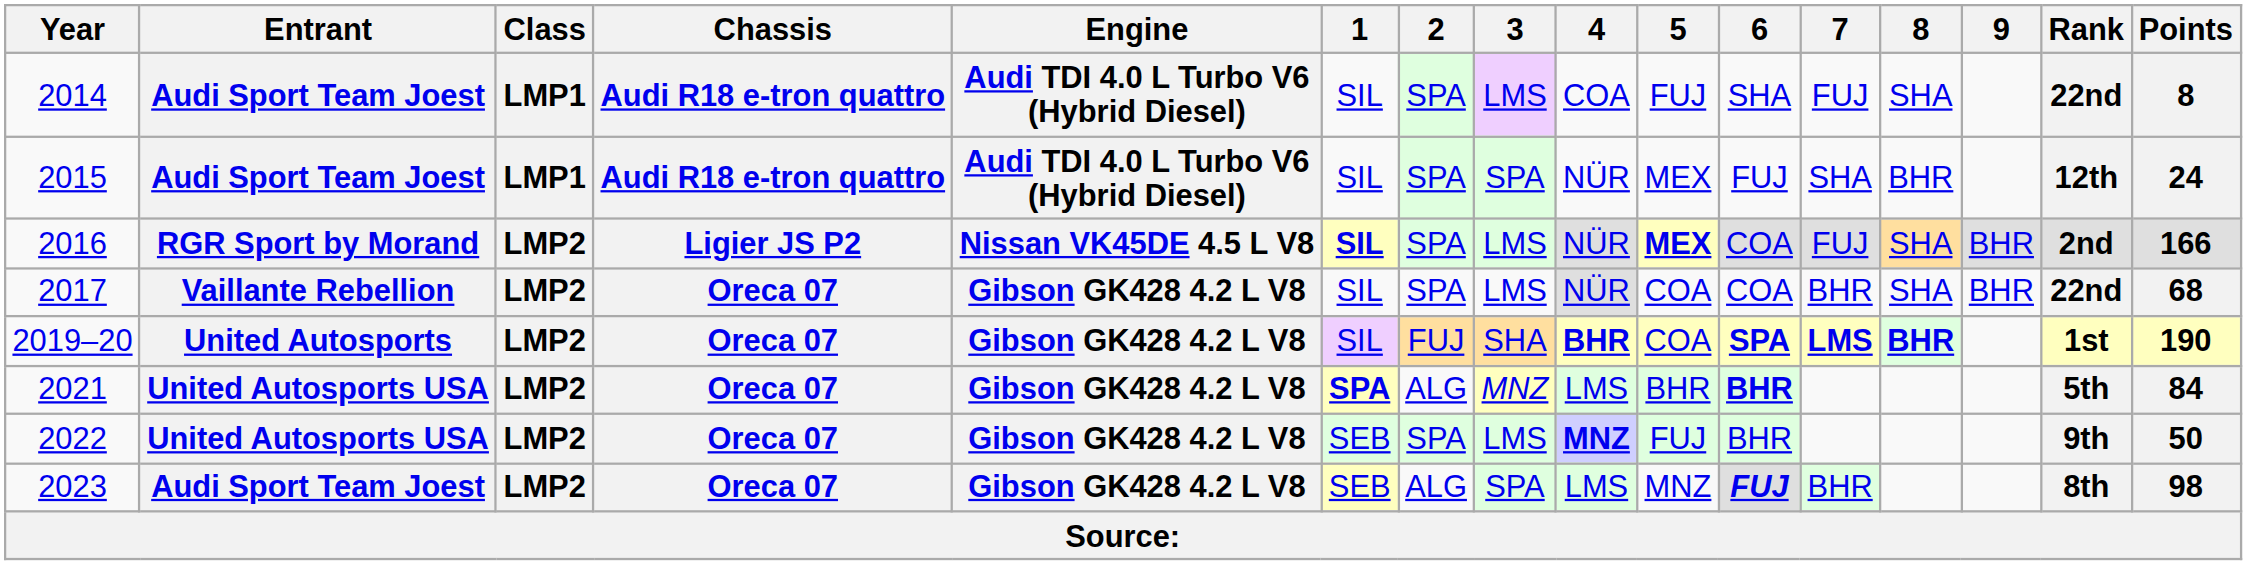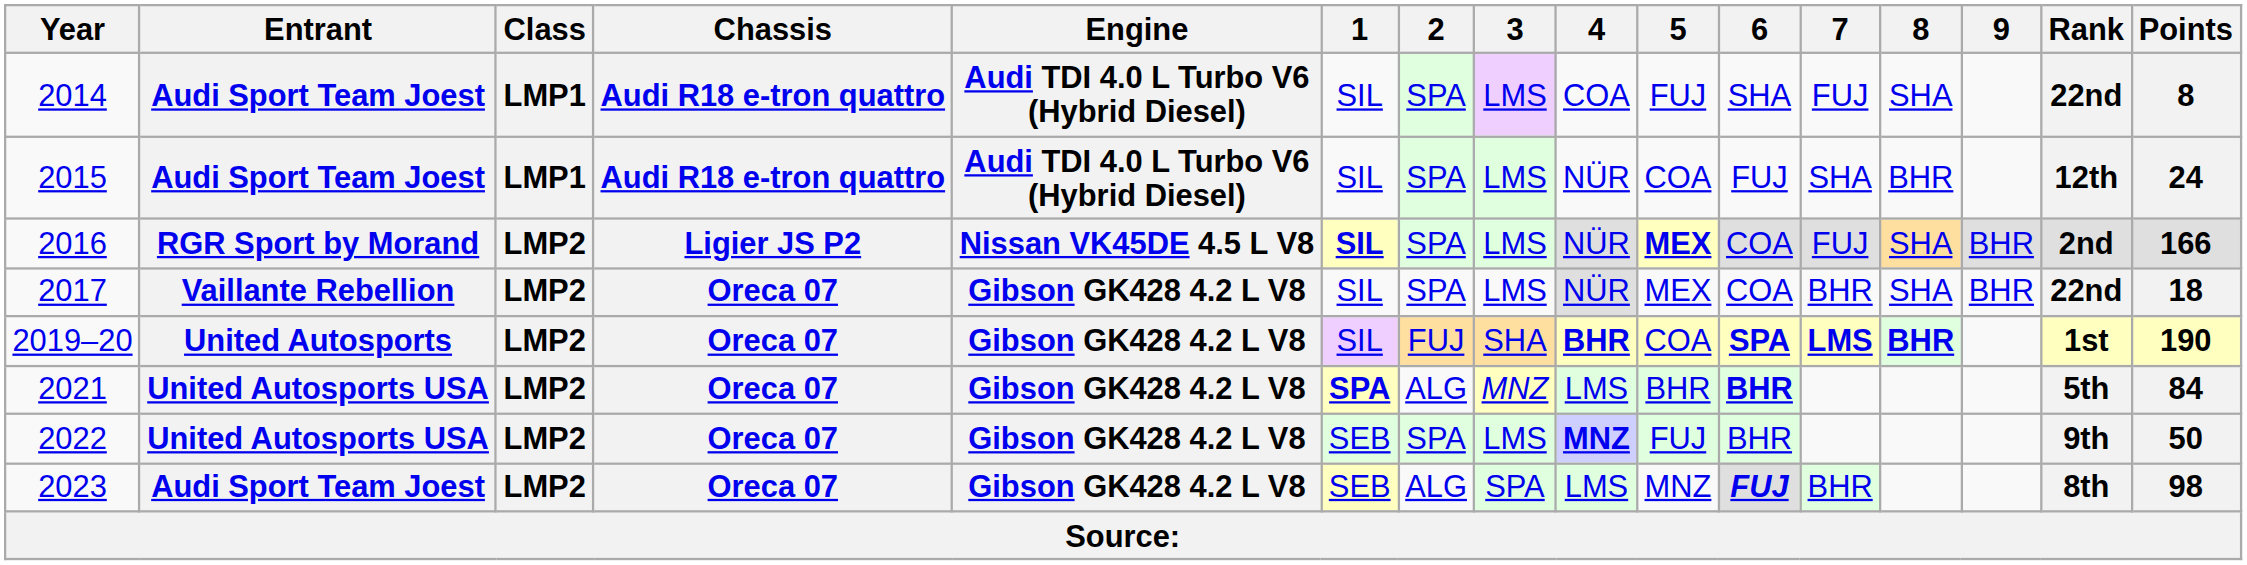(1515, 177) SPA -> (1515, 177) LMS
(1678, 177) MEX -> (1678, 177) COA
(1678, 292) COA -> (1678, 292) MEX
(2186, 292) 68 -> (2186, 292) 18
